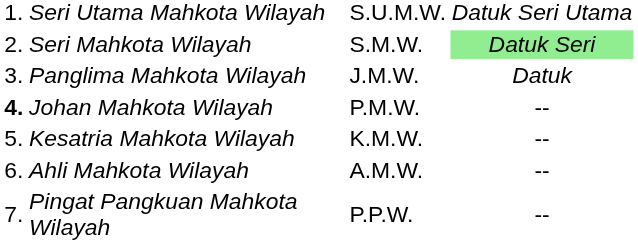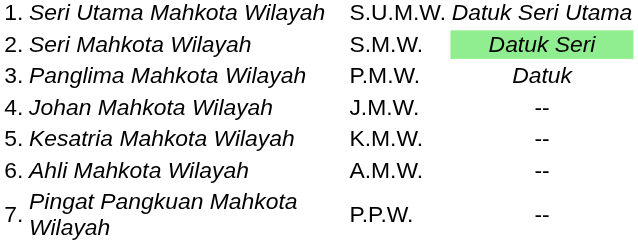(384, 75) J.M.W. -> (385, 75) P.M.W.
(14, 107) bold -> (14, 107) normal
(385, 107) P.M.W. -> (384, 107) J.M.W.
